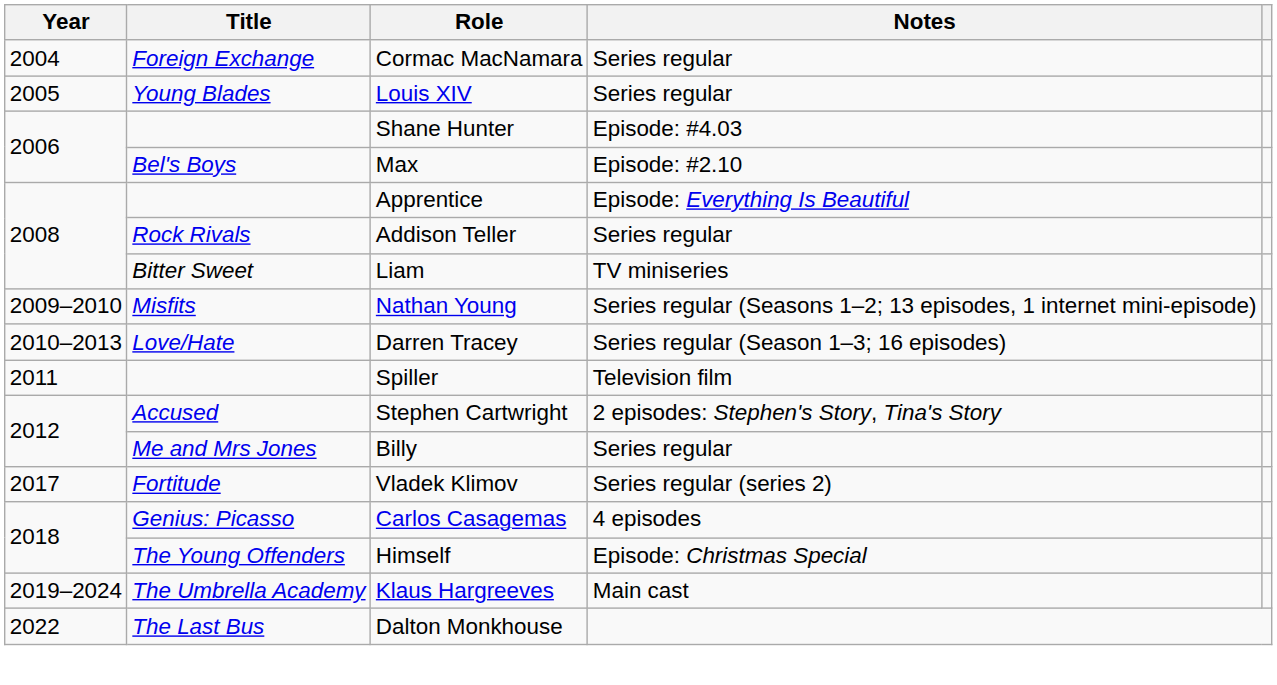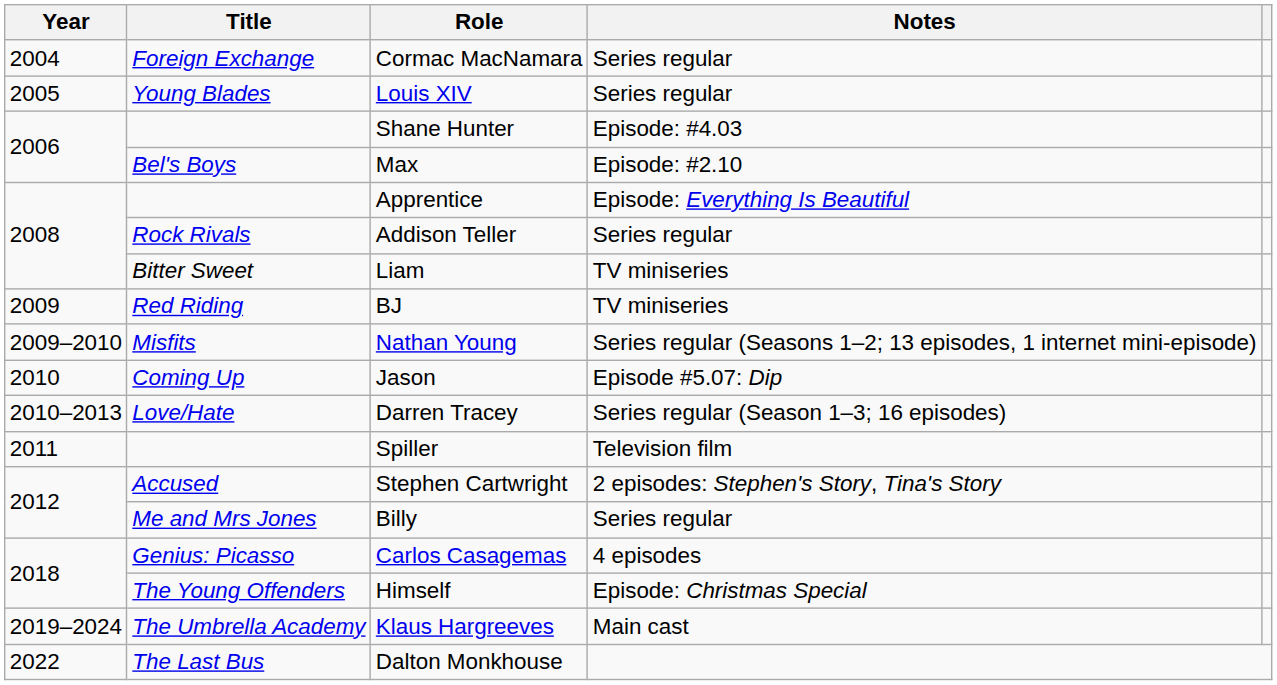+ row: (389, 306)
+ row: (406, 377)
- row: (447, 484)
